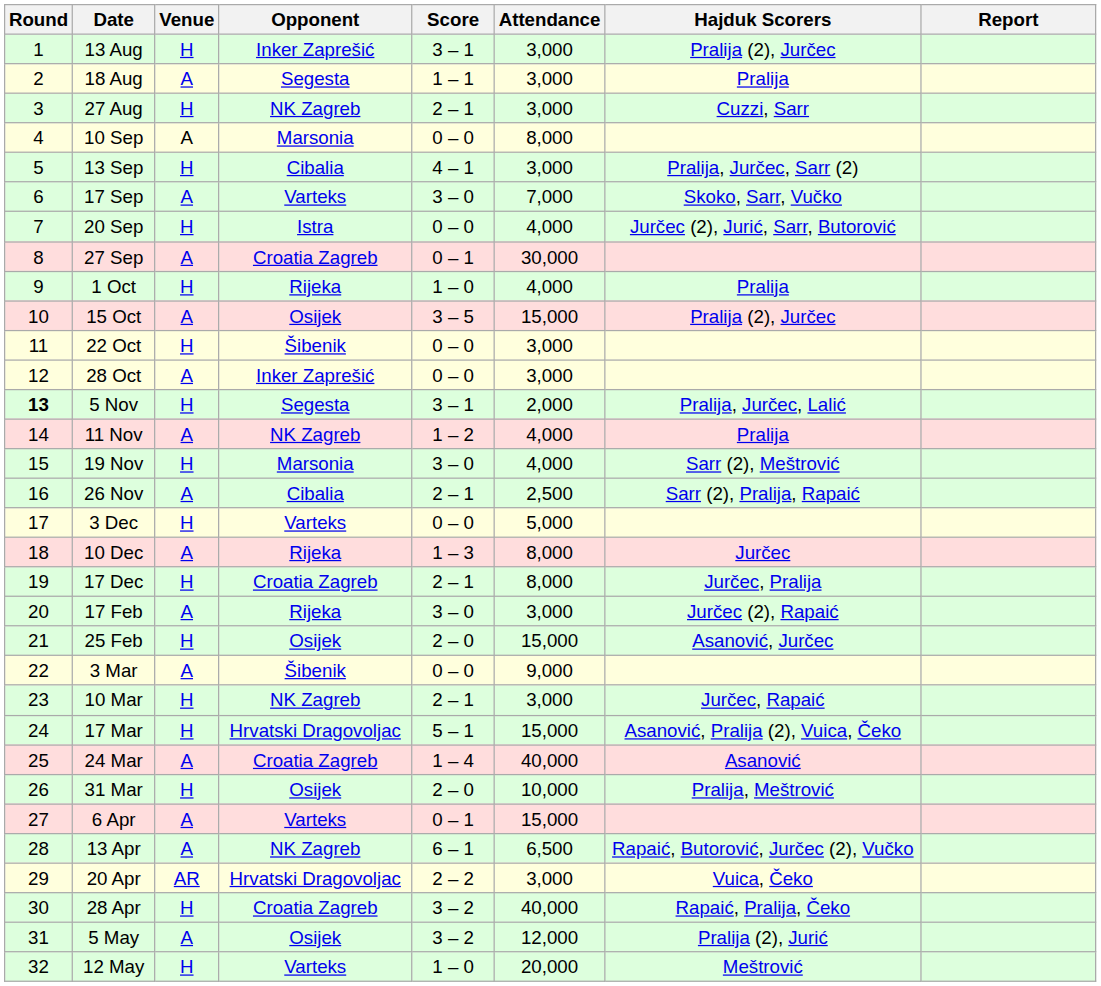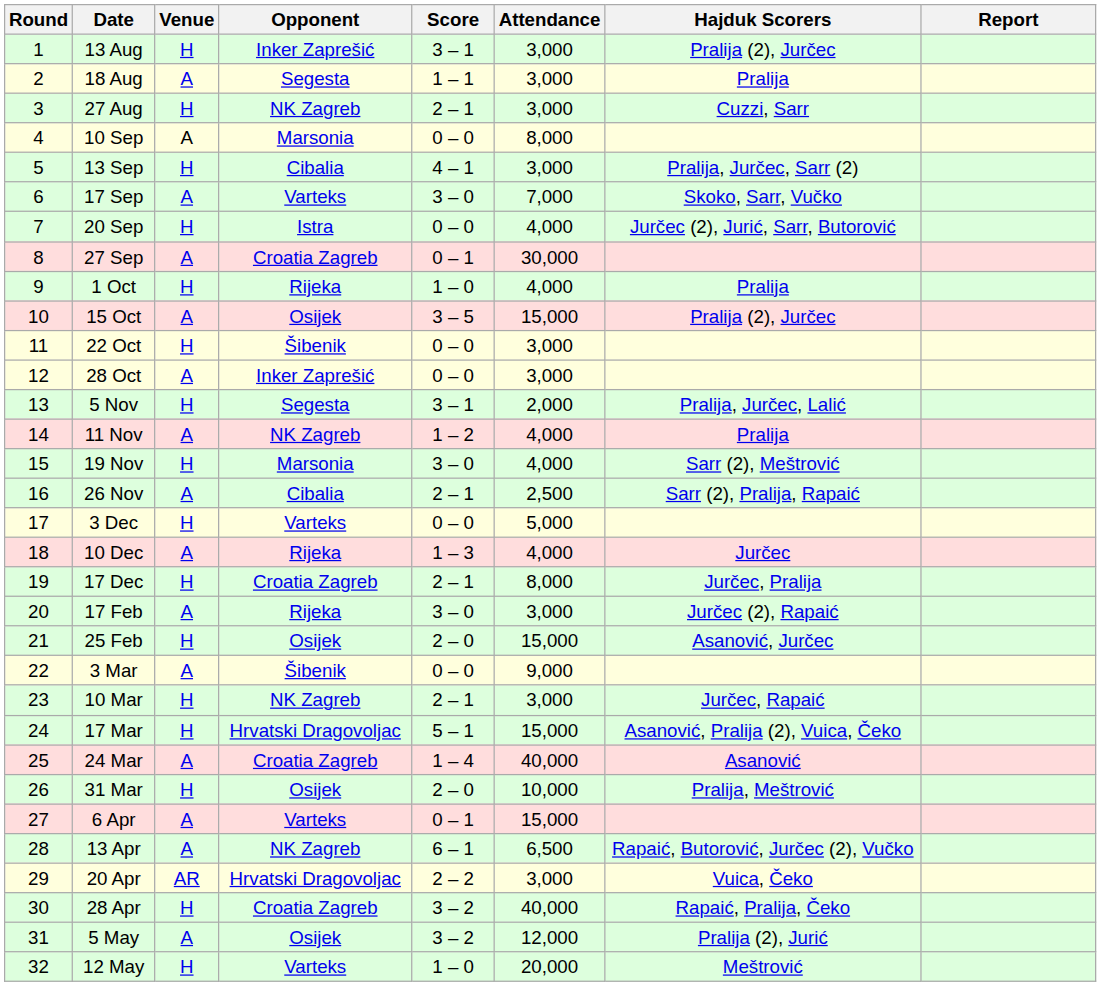(39, 404) bold -> (39, 404) normal
(550, 552) 8,000 -> (550, 552) 4,000
